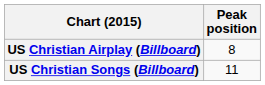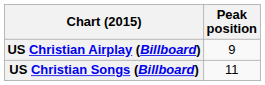(232, 49) 8 -> (232, 49) 9
